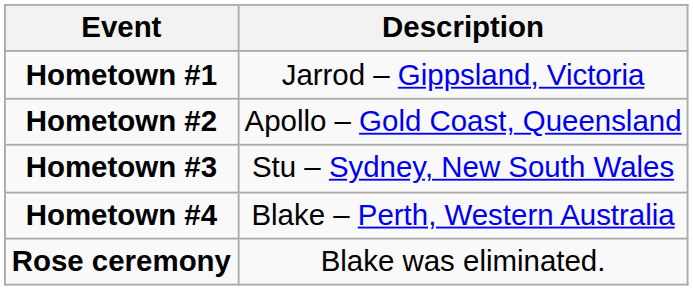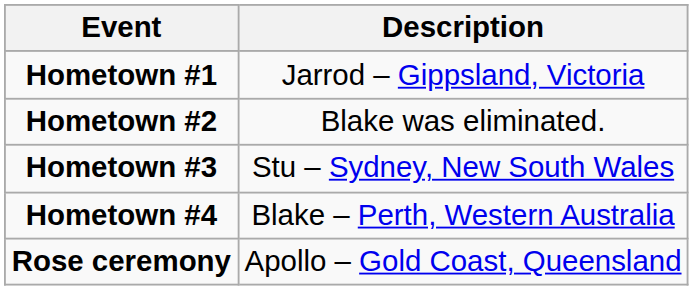(463, 121) Apollo – Gold Coast, Queensland -> (463, 121) Blake was eliminated.
(463, 261) Blake was eliminated. -> (463, 261) Apollo – Gold Coast, Queensland
